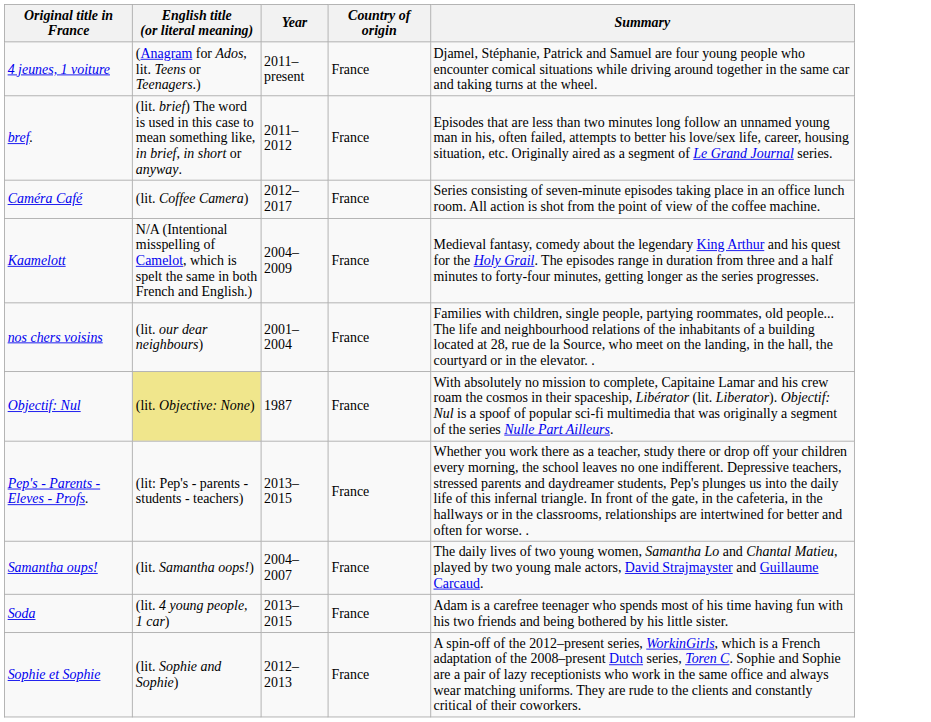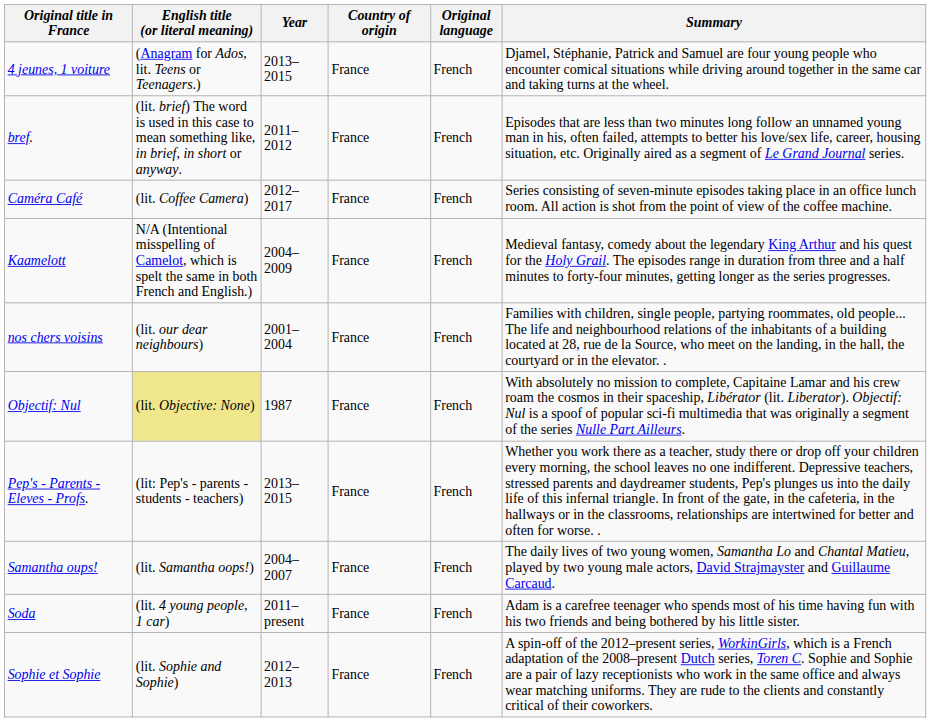+ column: (466, 23)
(284, 68) 2011–present -> (281, 68) 2013–2015
(281, 613) 2013–2015 -> (284, 613) 2011–present
